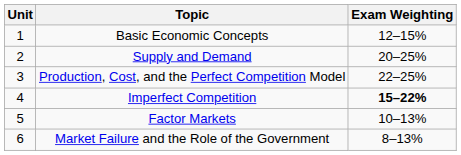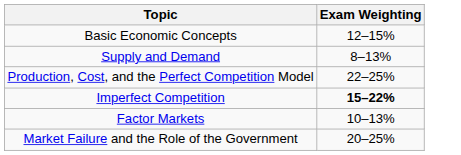- column: (20, 14)
(402, 56) 20–25% -> (371, 56) 8–13%
(402, 139) 8–13% -> (371, 139) 20–25%
